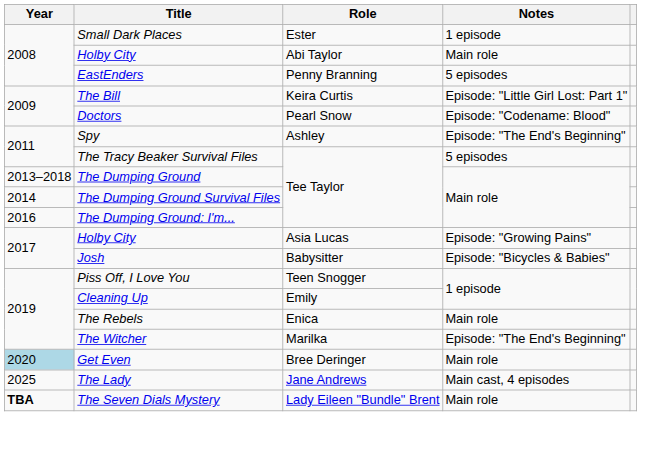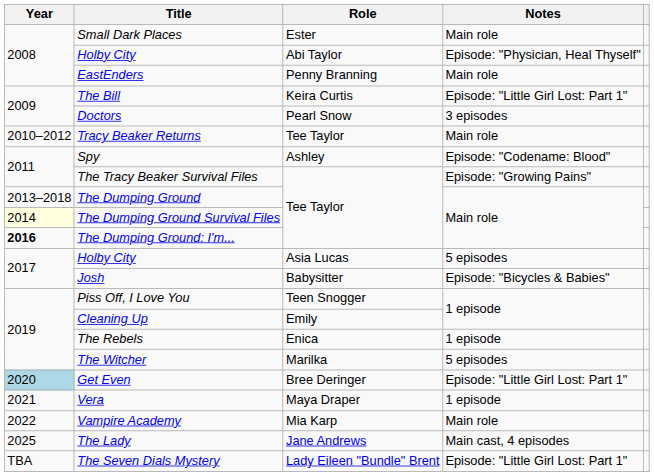(473, 34) 1 episode -> (472, 34) Main role
(472, 55) Main role -> (543, 55) Episode: "Physician, Heal Thyself"
(476, 75) 5 episodes -> (472, 75) Main role
(528, 116) Episode: "Codename: Blood" -> (476, 116) 3 episodes
+ row: (139, 136)
(536, 136) Episode: "The End's Beginning" -> (528, 156) Episode: "Codename: Blood"
(476, 156) 5 episodes -> (518, 177) Episode: "Growing Pains"
(22, 197) no background -> (22, 217) lightyellow background
(22, 217) normal -> (22, 237) bold
(518, 237) Episode: "Growing Pains" -> (476, 258) 5 episodes
(472, 319) Main role -> (473, 339) 1 episode
(536, 339) Episode: "The End's Beginning" -> (476, 359) 5 episodes
(472, 359) Main role -> (536, 380) Episode: "Little Girl Lost: Part 1"
+ row: (91, 400)
+ row: (129, 420)
(21, 400) bold -> (20, 461) normal
(472, 400) Main role -> (536, 461) Episode: "Little Girl Lost: Part 1"
